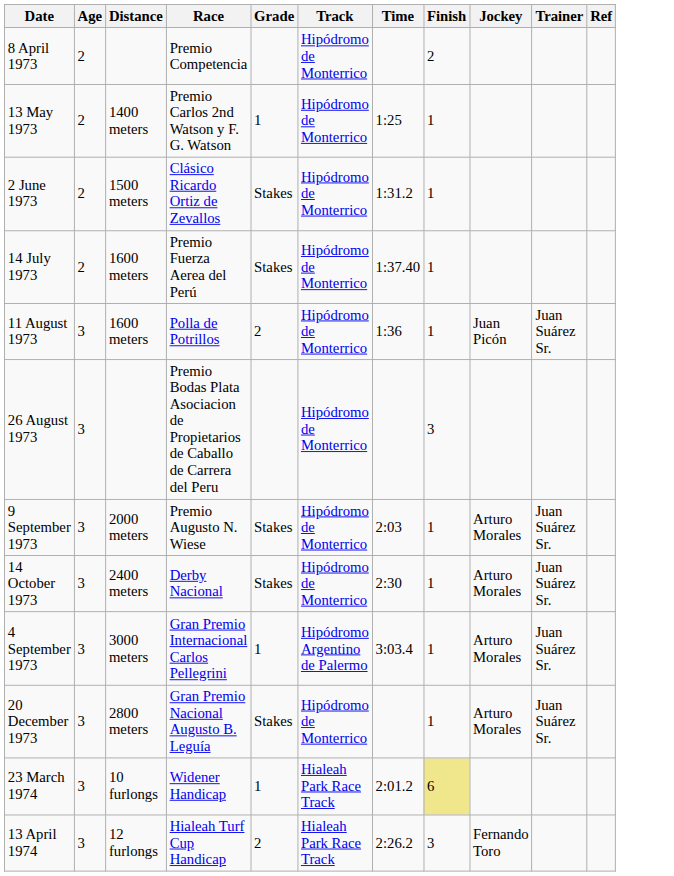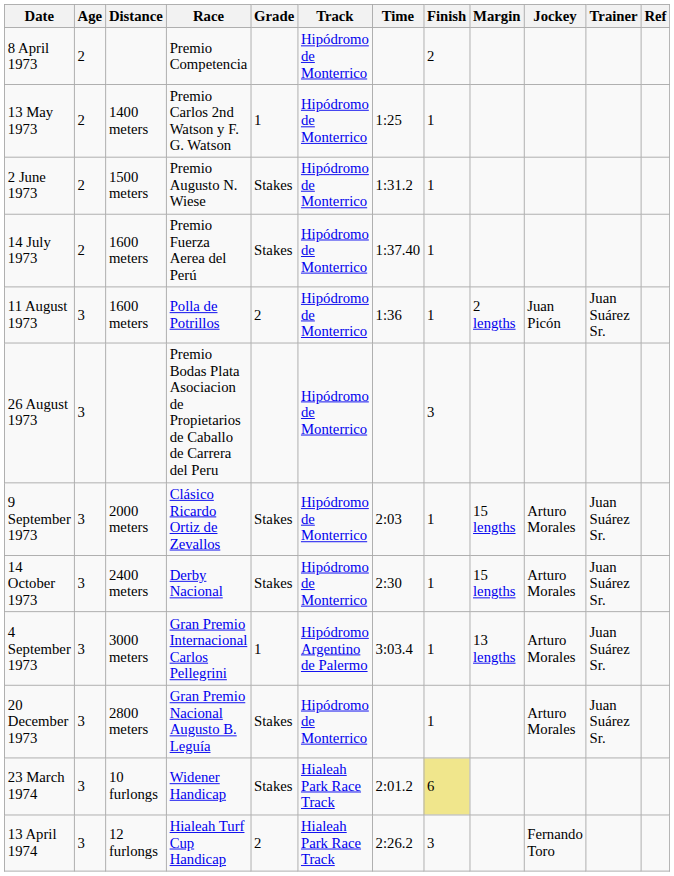+ column: (497, 16)
(195, 193) Clásico Ricardo Ortiz de Zevallos -> (204, 185) Premio Augusto N. Wiese
(204, 527) Premio Augusto N. Wiese -> (195, 519) Clásico Ricardo Ortiz de Zevallos
(258, 786) 1 -> (273, 786) Stakes
